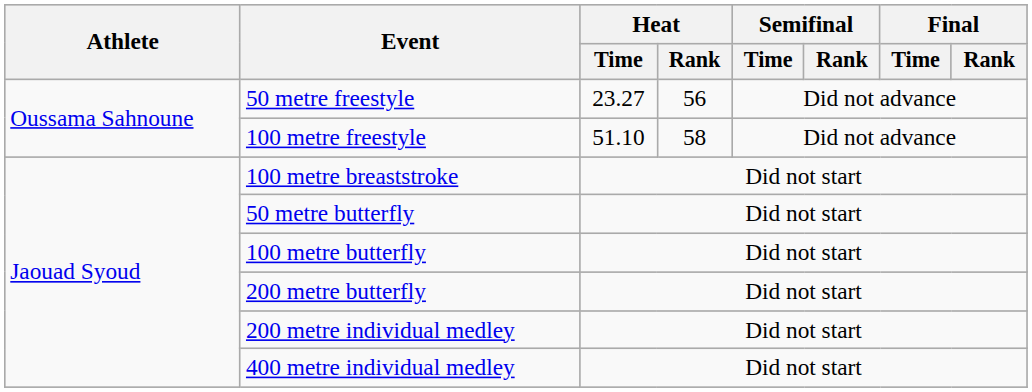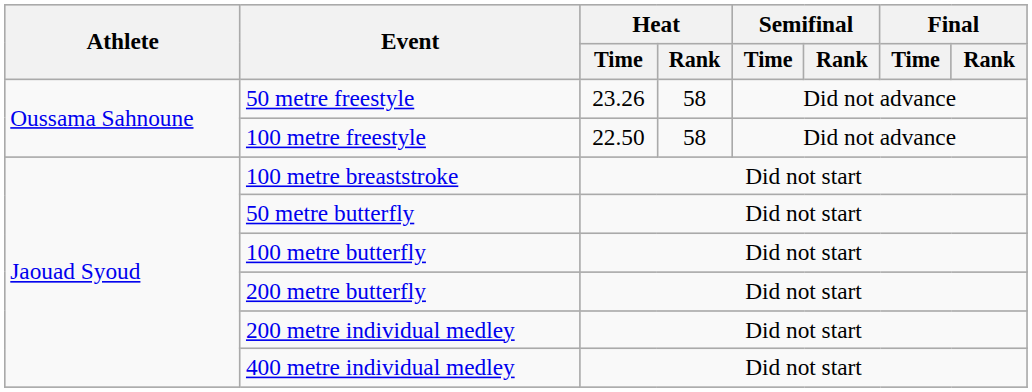(618, 99) 23.27 -> (618, 99) 23.26
(695, 99) 56 -> (695, 99) 58
(618, 137) 51.10 -> (618, 137) 22.50
